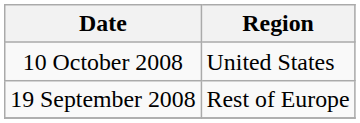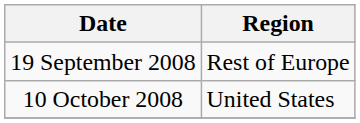rows swapped: (103, 99) <-> (103, 61)
